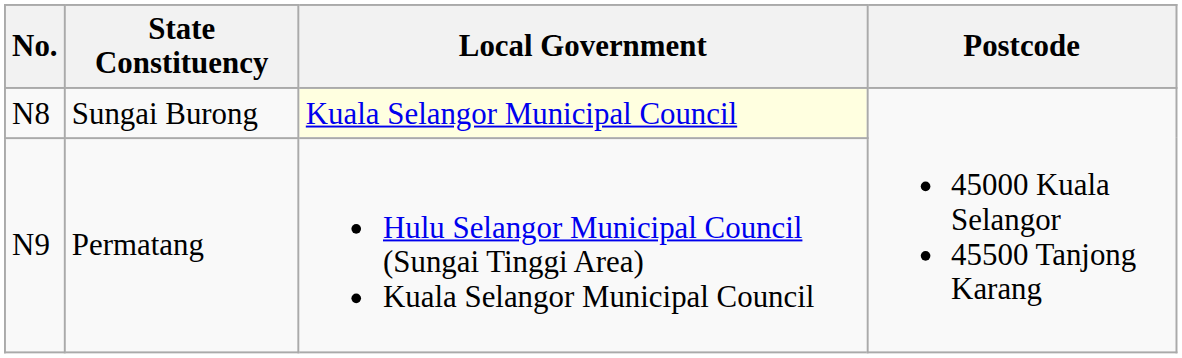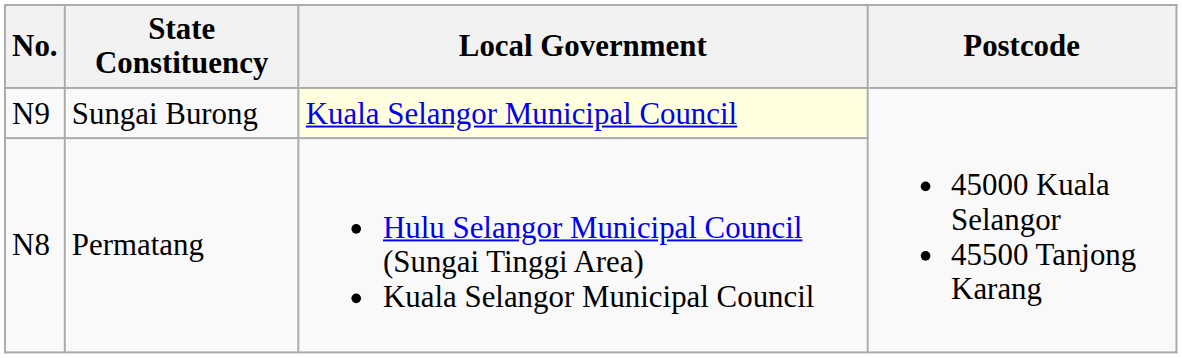(31, 112) N8 -> (31, 112) N9
(31, 244) N9 -> (31, 244) N8
